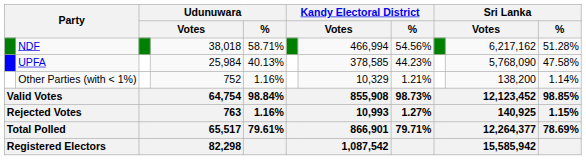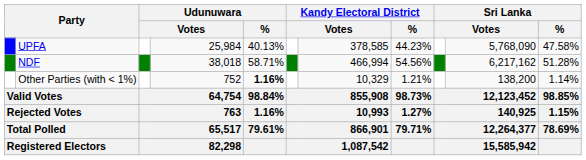rows swapped: (29, 46) <-> (32, 63)
(269, 79) normal -> (269, 79) bold
